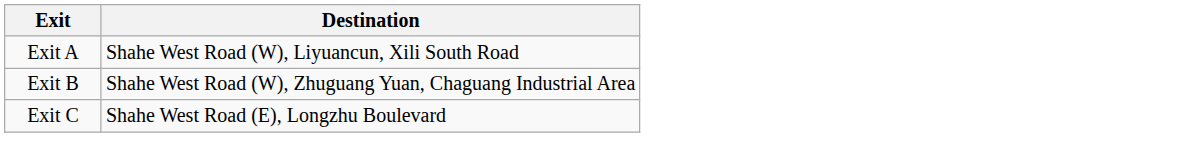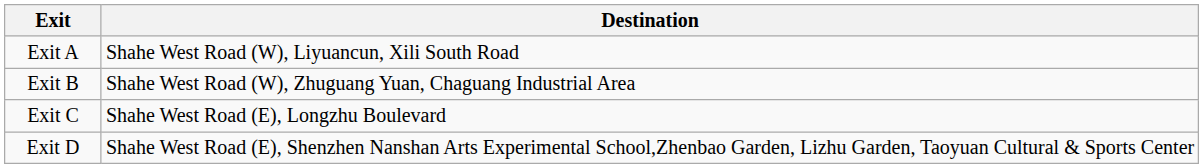+ row: (53, 147)
